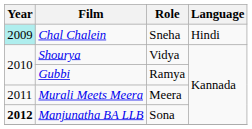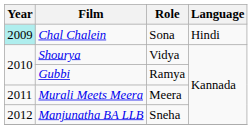(165, 34) Sneha -> (162, 34) Sona
(20, 114) bold -> (20, 114) normal
(162, 114) Sona -> (165, 114) Sneha
